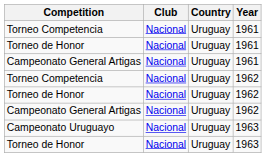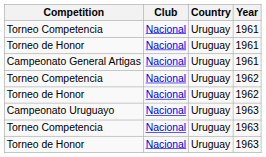- row: (74, 111)
+ row: (55, 128)
